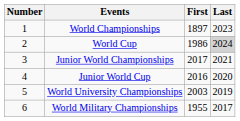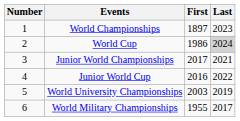(222, 76) 2020 -> (222, 76) 2022
